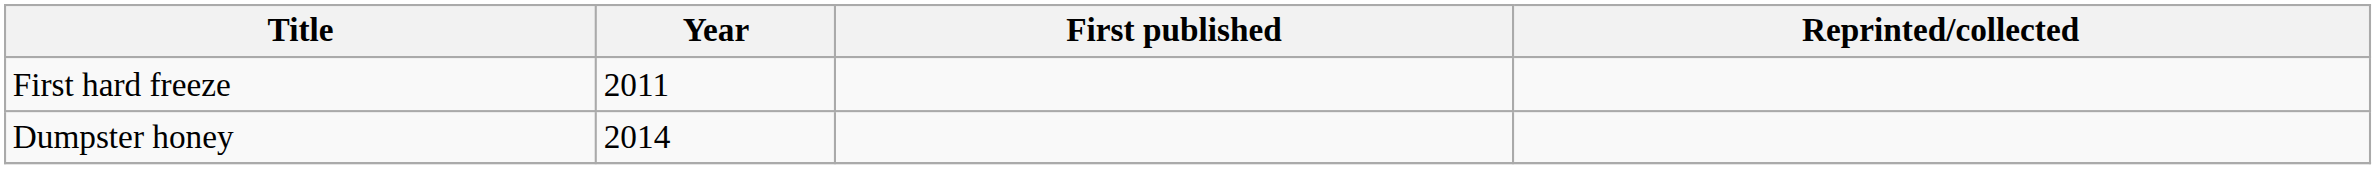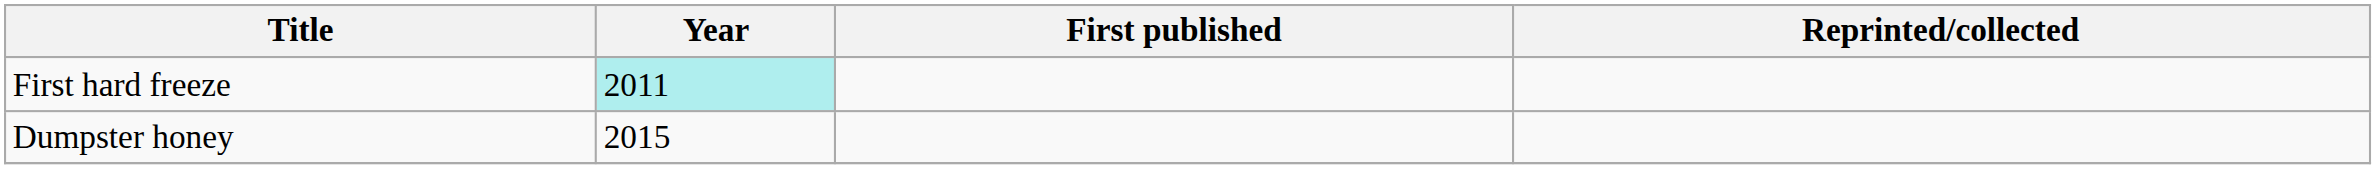(636, 83) no background -> (636, 83) paleturquoise background
(637, 136) 2014 -> (637, 136) 2015
